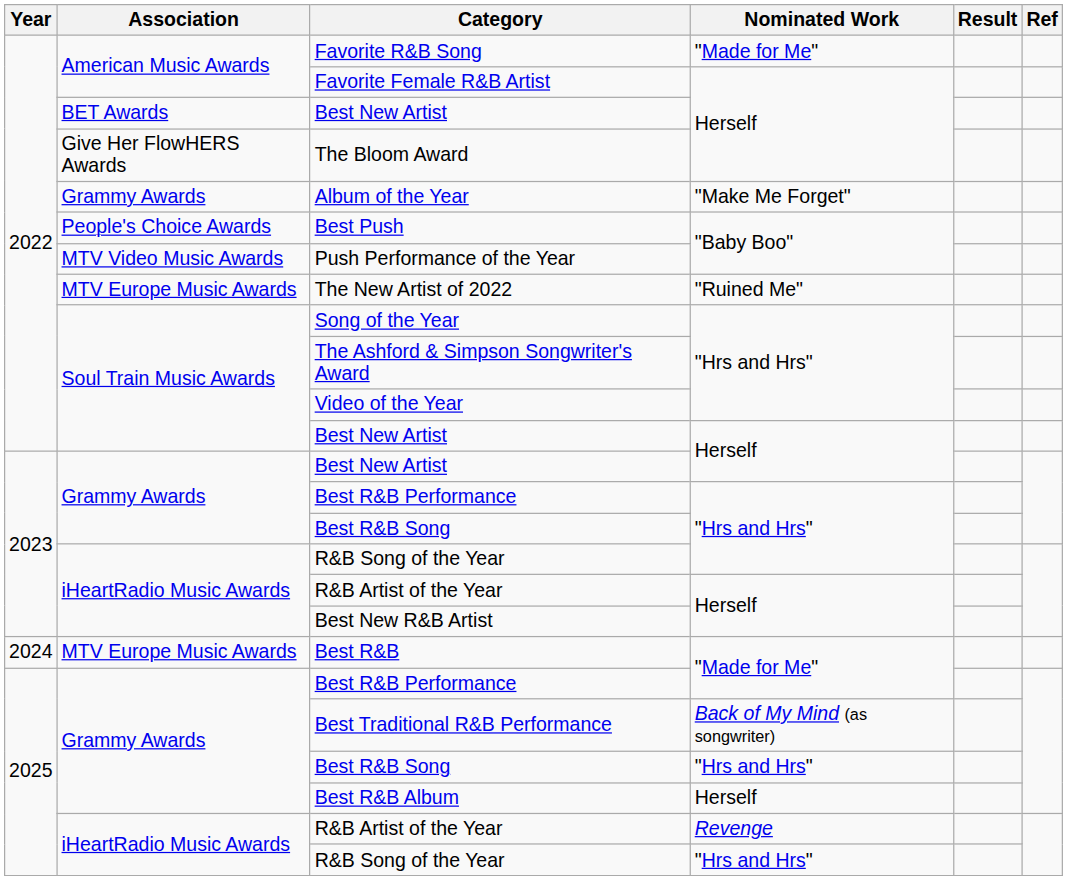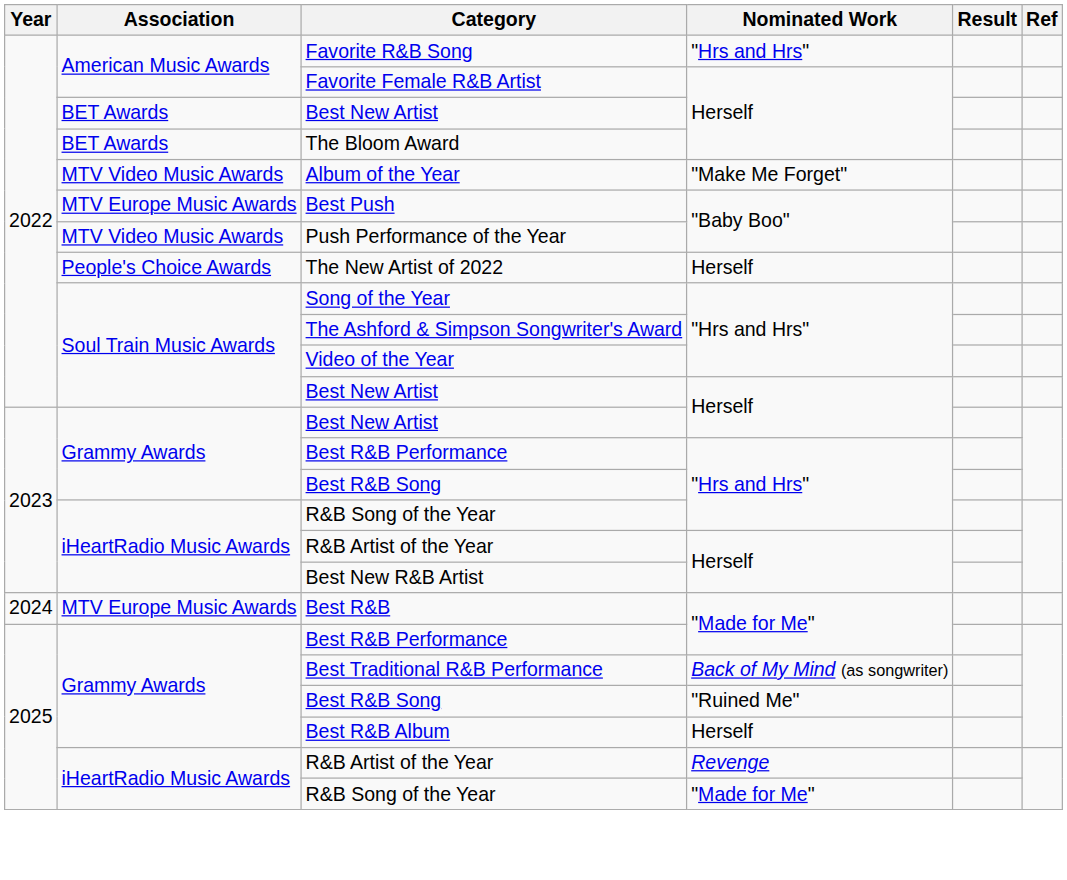(756, 50) "Made for Me" -> (750, 50) "Hrs and Hrs"
(150, 154) Give Her FlowHERS Awards -> (115, 143) BET Awards
(133, 196) Grammy Awards -> (172, 174) MTV Video Music Awards
(166, 227) People's Choice Awards -> (179, 205) MTV Europe Music Awards
(179, 289) MTV Europe Music Awards -> (166, 267) People's Choice Awards
(749, 289) "Ruined Me" -> (722, 267) Herself
(754, 766) "Hrs and Hrs" -> (745, 701) "Ruined Me"
(754, 859) "Hrs and Hrs" -> (753, 793) "Made for Me"
